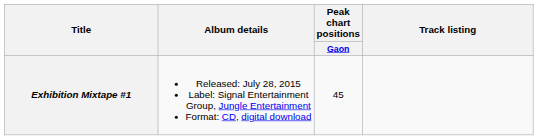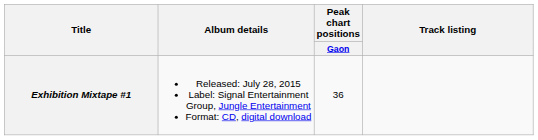(338, 95) 45 -> (338, 95) 36
